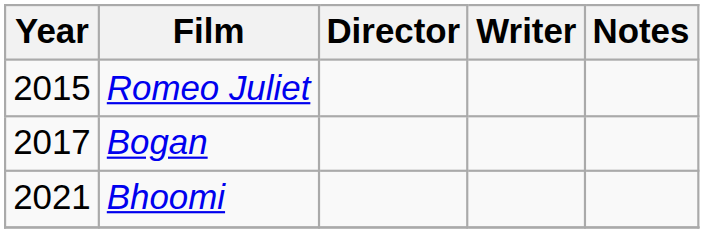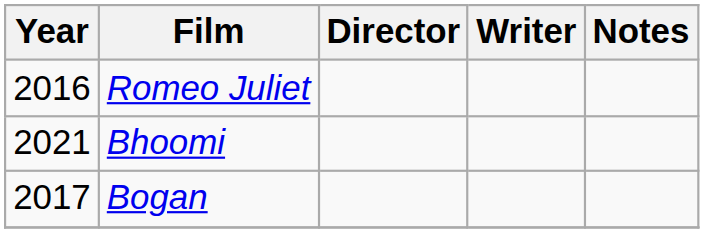(52, 87) 2015 -> (52, 87) 2016
rows swapped: (157, 142) <-> (166, 198)
